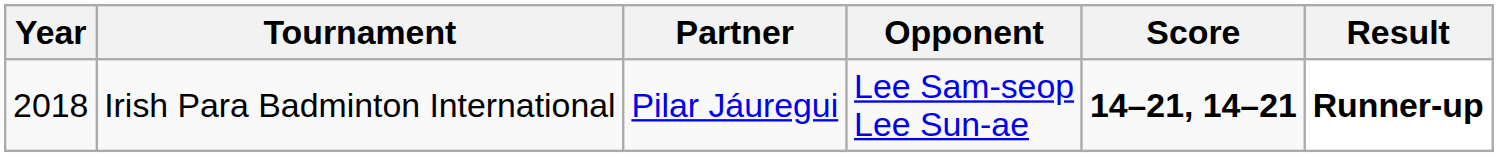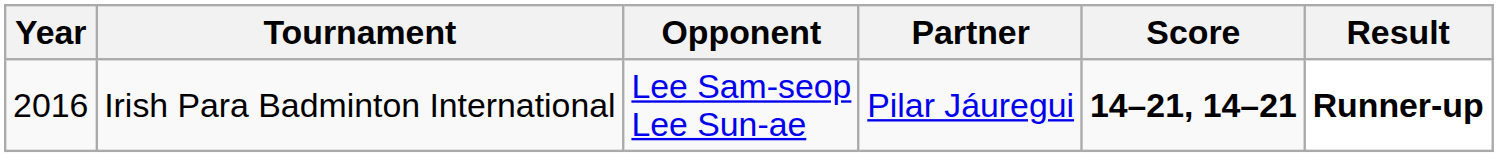columns swapped: (735, 32) <-> (964, 32)
(51, 105) 2018 -> (51, 105) 2016
